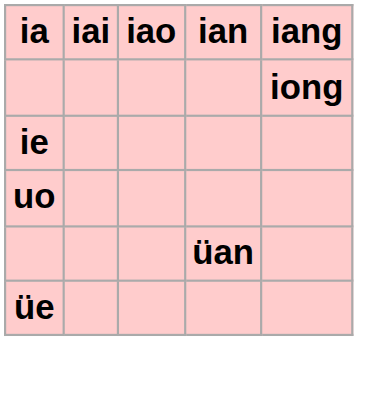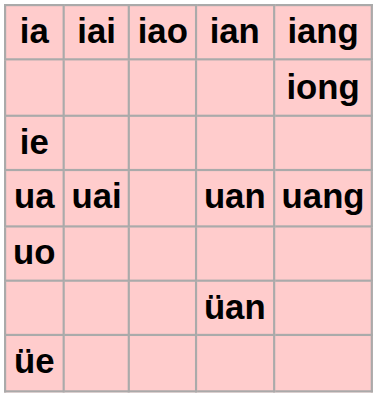+ row: (34, 197)
